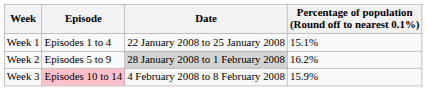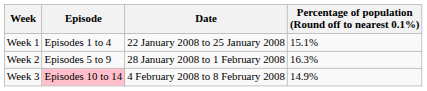(206, 59) lightgrey background -> (206, 59) no background
(304, 59) 16.2% -> (304, 59) 16.3%
(304, 77) 15.9% -> (304, 77) 14.9%
